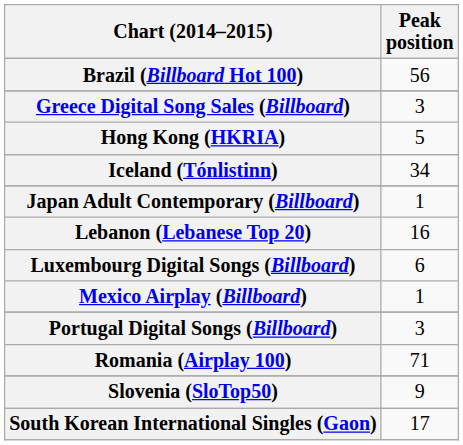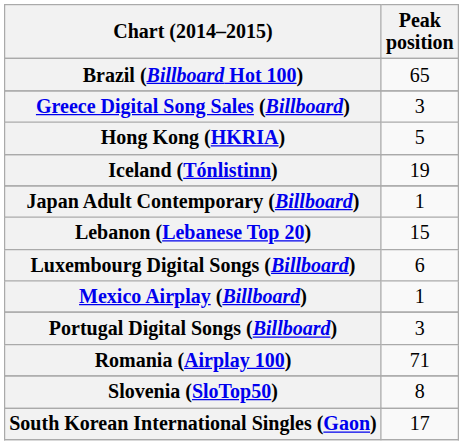(420, 74) 56 -> (420, 74) 65
(420, 169) 34 -> (420, 169) 19
(420, 233) 16 -> (420, 233) 15
(420, 391) 9 -> (420, 391) 8
